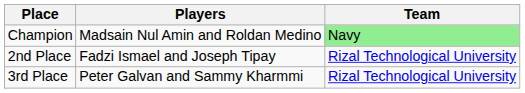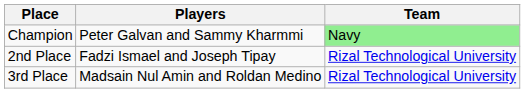(200, 35) Madsain Nul Amin and Roldan Medino -> (191, 35) Peter Galvan and Sammy Kharmmi
(191, 77) Peter Galvan and Sammy Kharmmi -> (200, 77) Madsain Nul Amin and Roldan Medino
